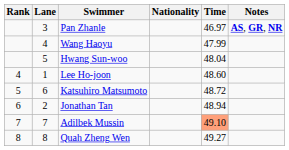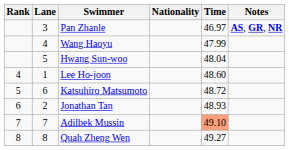(215, 106) 48.94 -> (215, 106) 48.93
